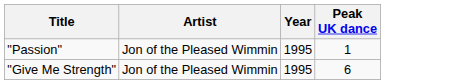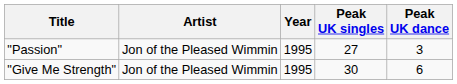+ column: (351, 21)
(348, 49) 1 -> (420, 49) 3
